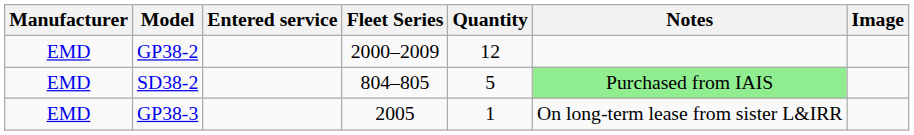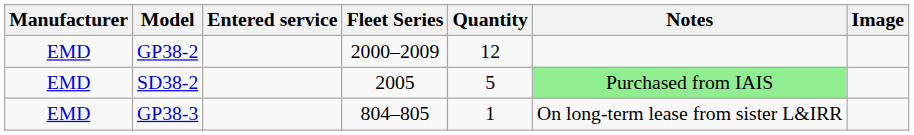(395, 82) 804–805 -> (395, 82) 2005
(395, 113) 2005 -> (395, 113) 804–805
